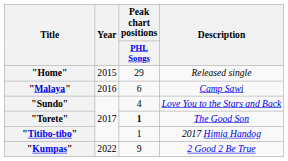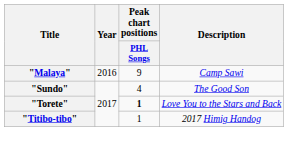- row: (50, 73)
(139, 88) 6 -> (139, 73) 9
(221, 103) Love You to the Stars and Back -> (221, 88) The Good Son
(221, 119) The Good Son -> (221, 103) Love You to the Stars and Back
- row: (50, 149)
